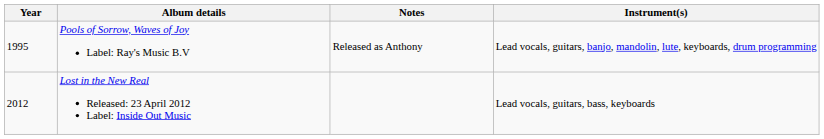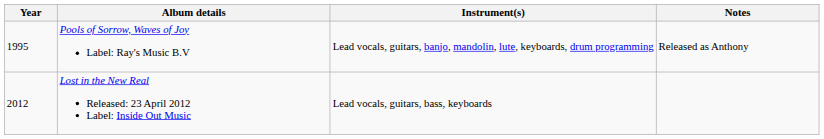columns swapped: (656, 13) <-> (412, 13)
